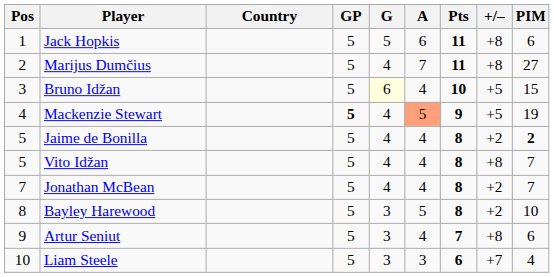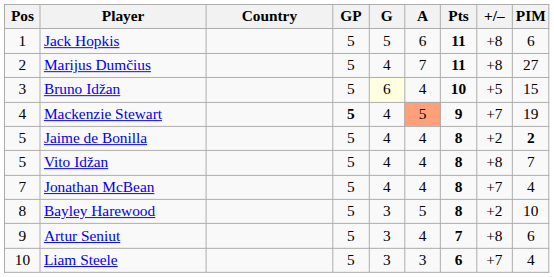(494, 114) +5 -> (494, 114) +7
(494, 187) +2 -> (494, 187) +7
(531, 187) 7 -> (531, 187) 4
